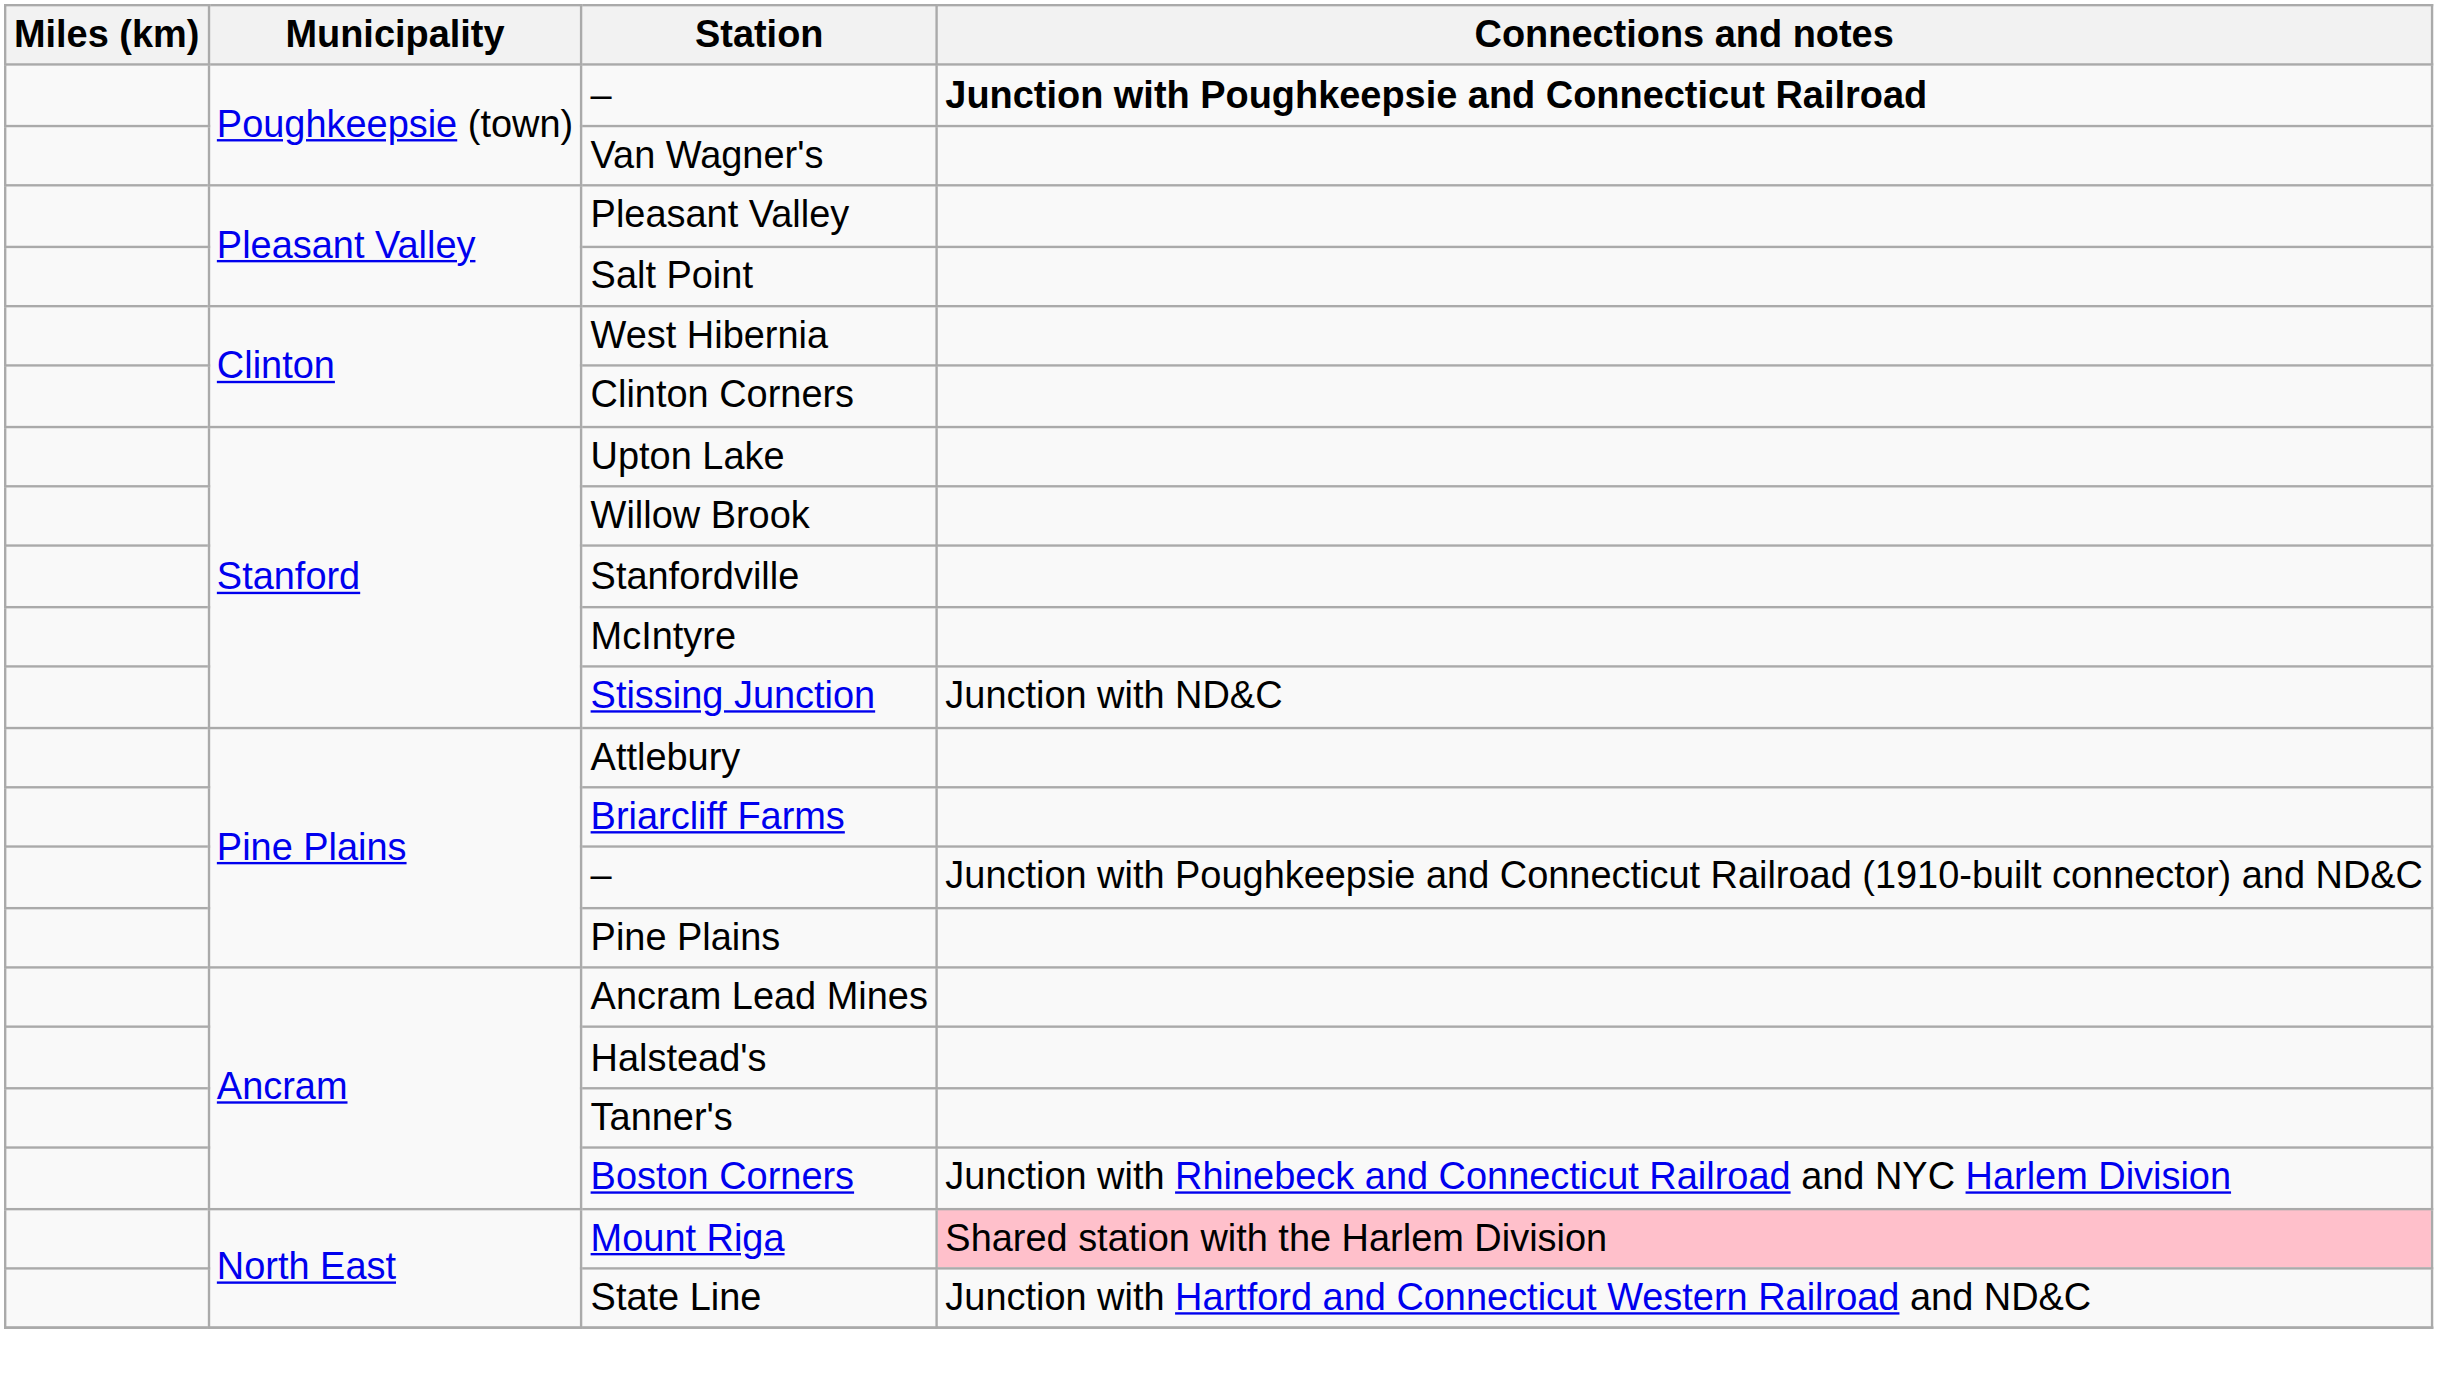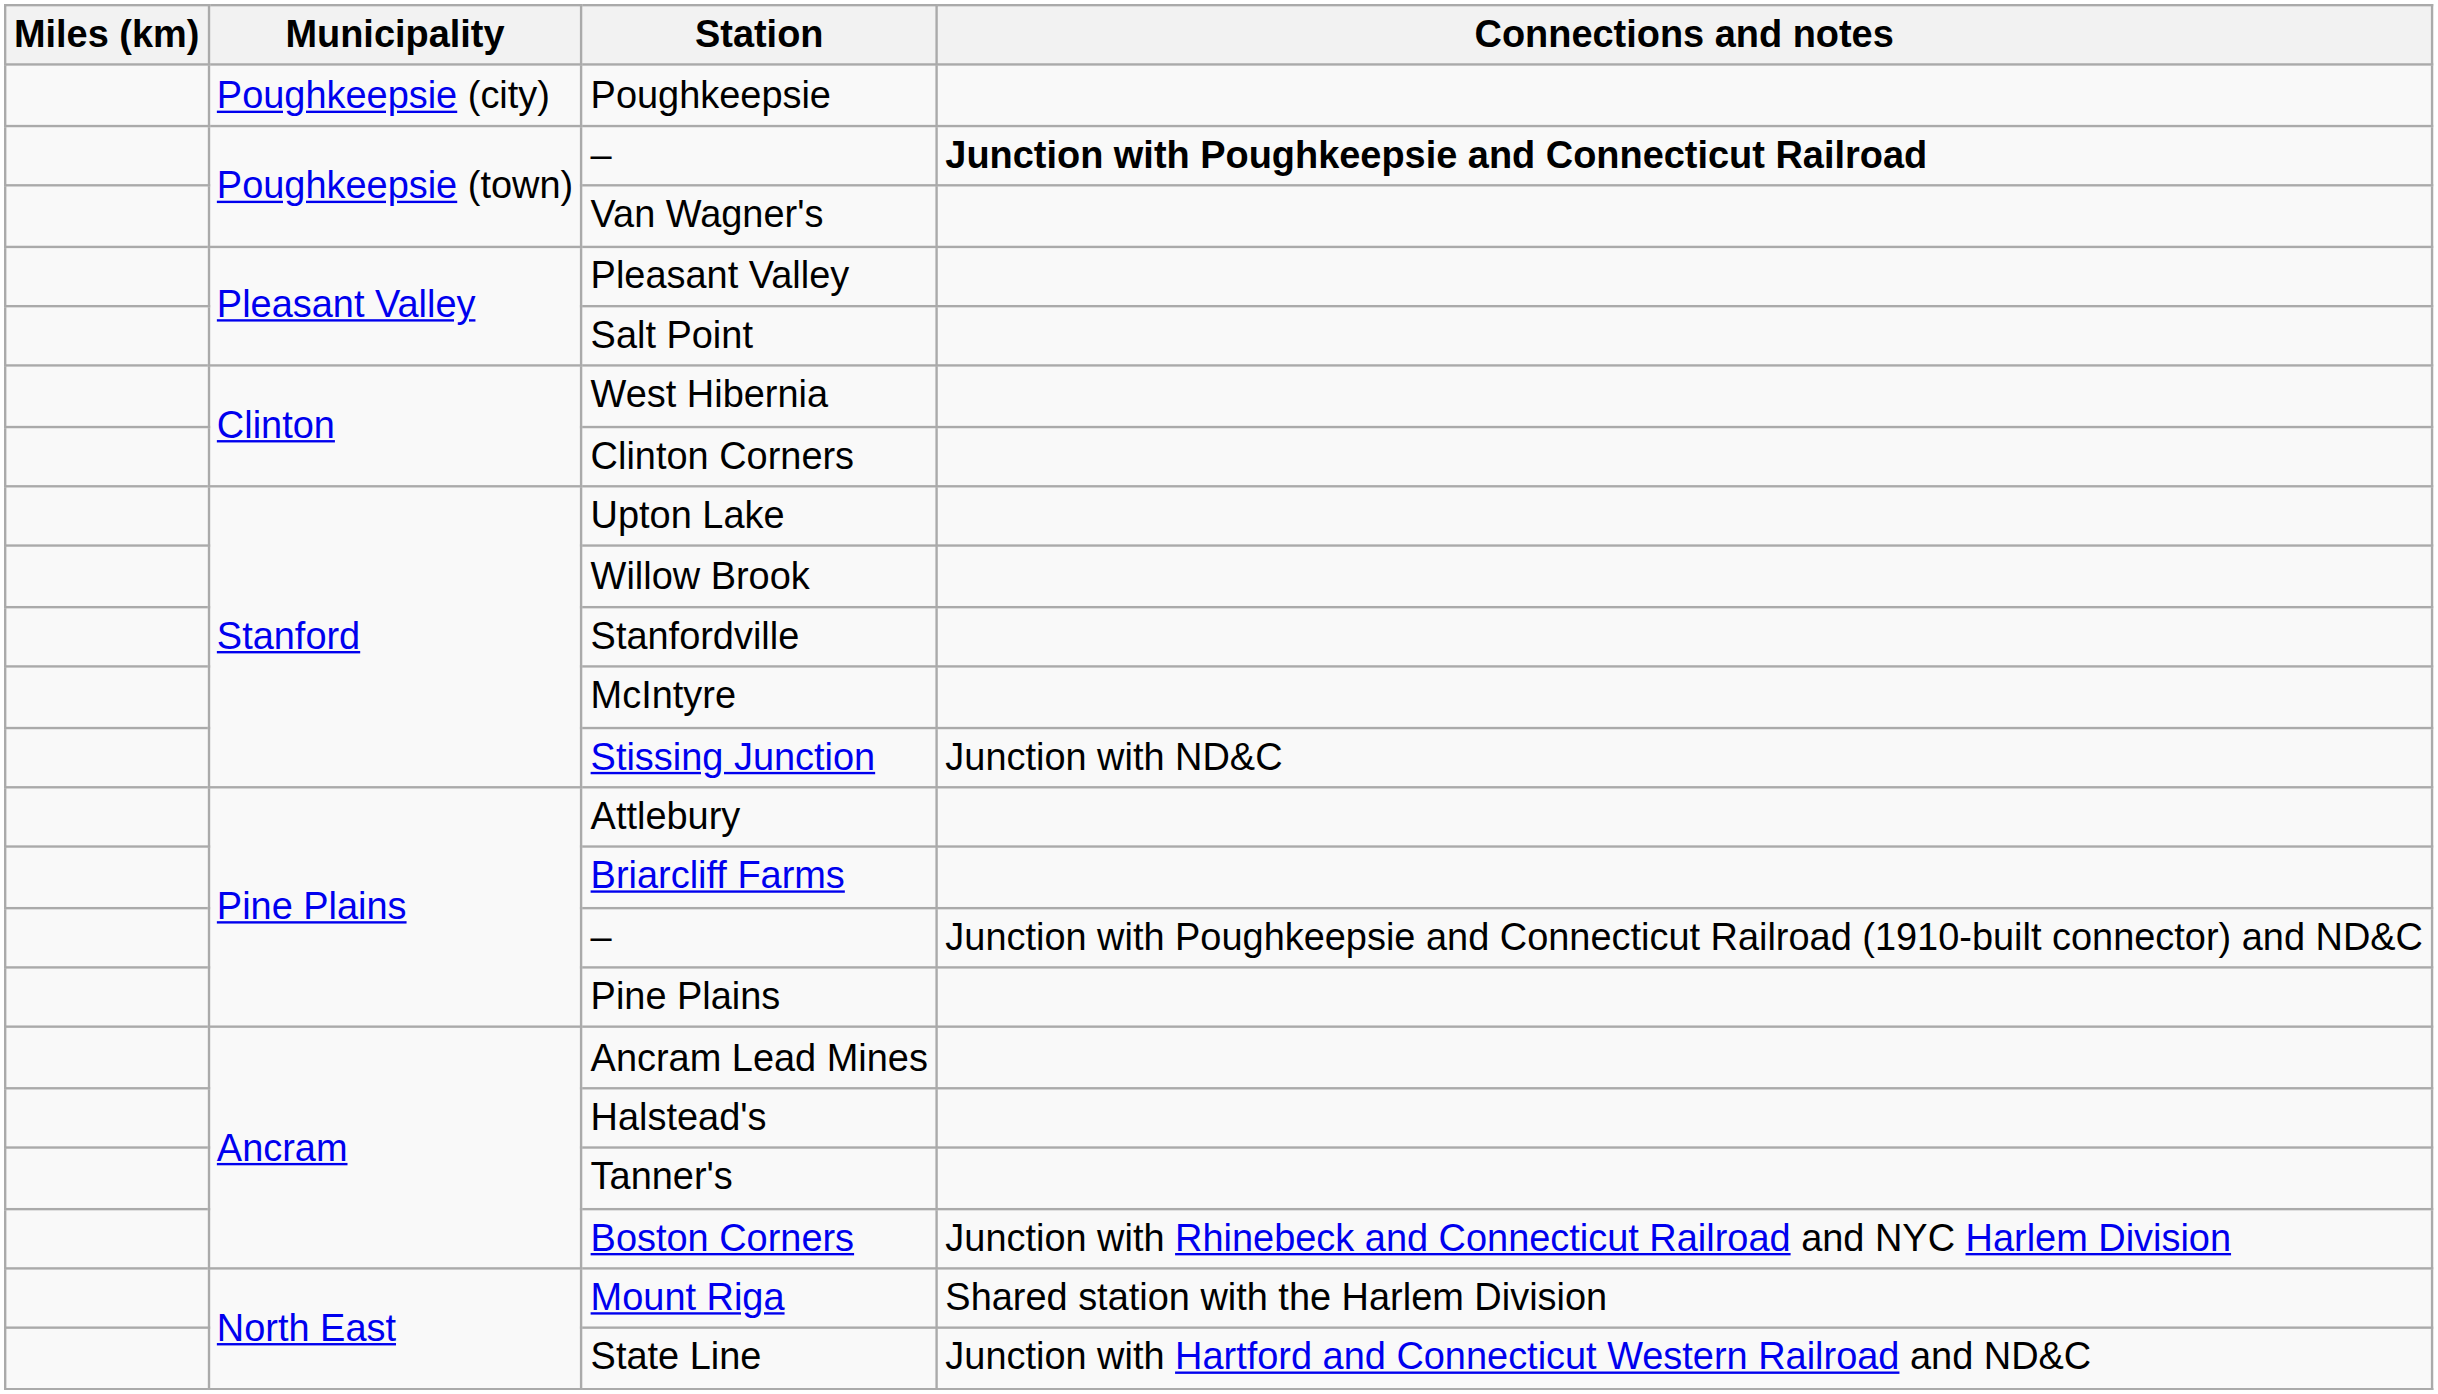+ row: (383, 94)
(1276, 1237) pink background -> (1276, 1297) no background
